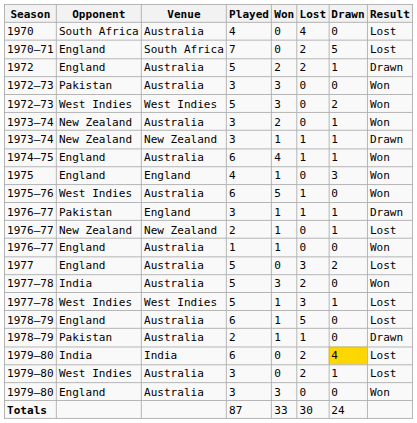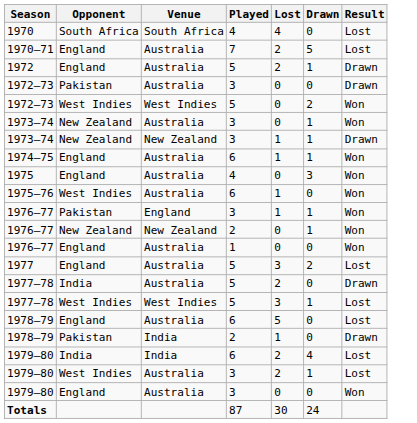- column: (284, 13)
(174, 31) Australia -> (184, 31) South Africa
(184, 49) South Africa -> (174, 49) Australia
(380, 85) Won -> (361, 85) Drawn
(167, 176) England -> (174, 176) Australia
(387, 212) Drawn -> (355, 212) Won
(383, 230) Lost -> (355, 230) Won
(380, 284) Won -> (361, 284) Drawn
(174, 338) Australia -> (161, 338) India
(335, 356) gold background -> (309, 356) no background
